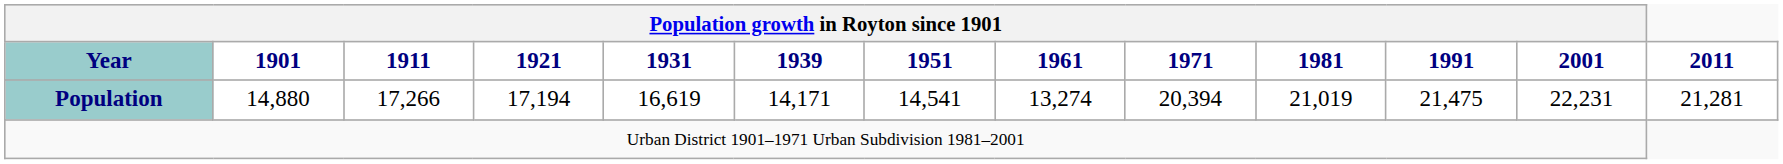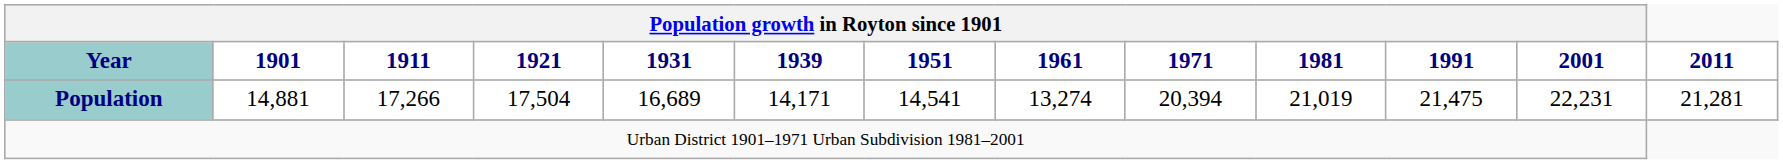(278, 99) 14,880 -> (278, 99) 14,881
(539, 99) 17,194 -> (539, 99) 17,504
(669, 99) 16,619 -> (669, 99) 16,689
